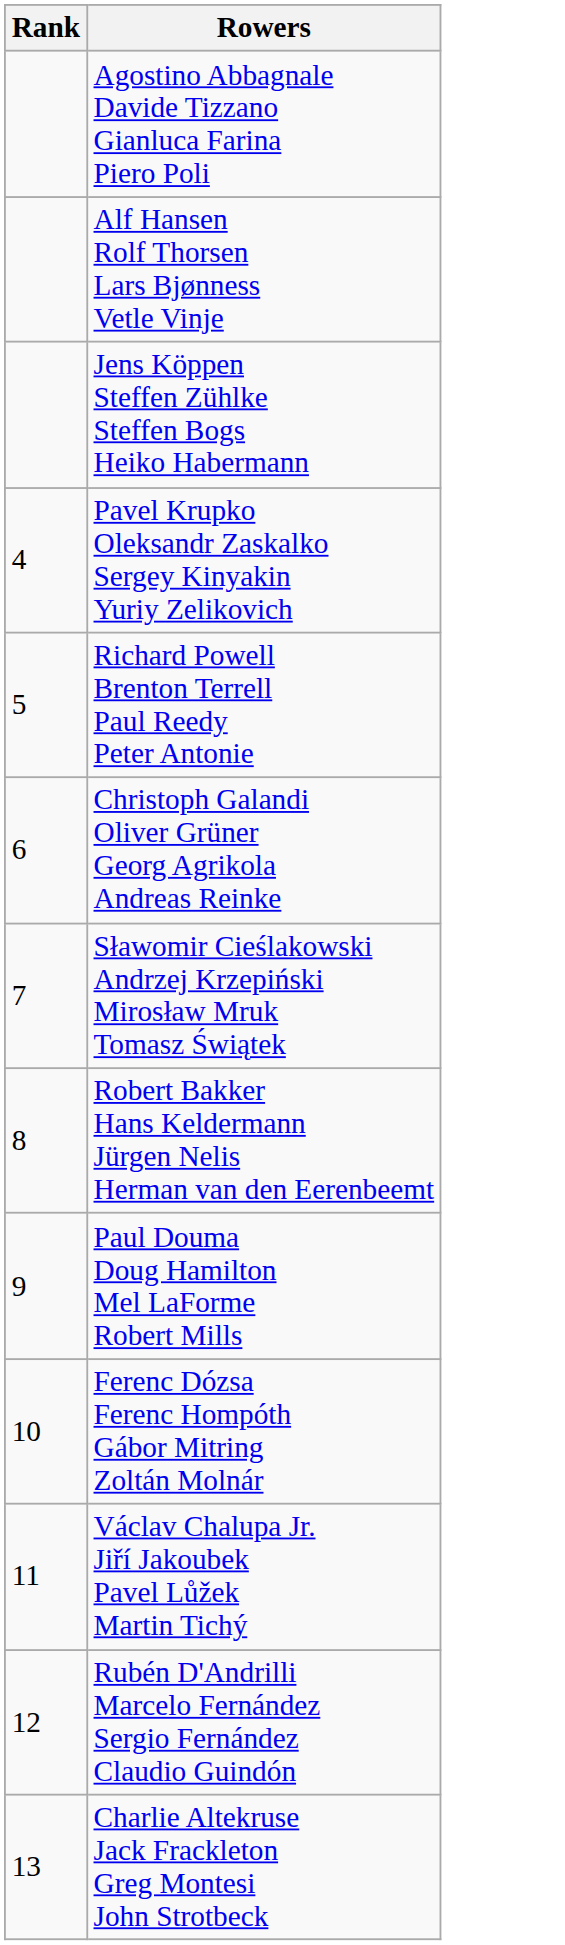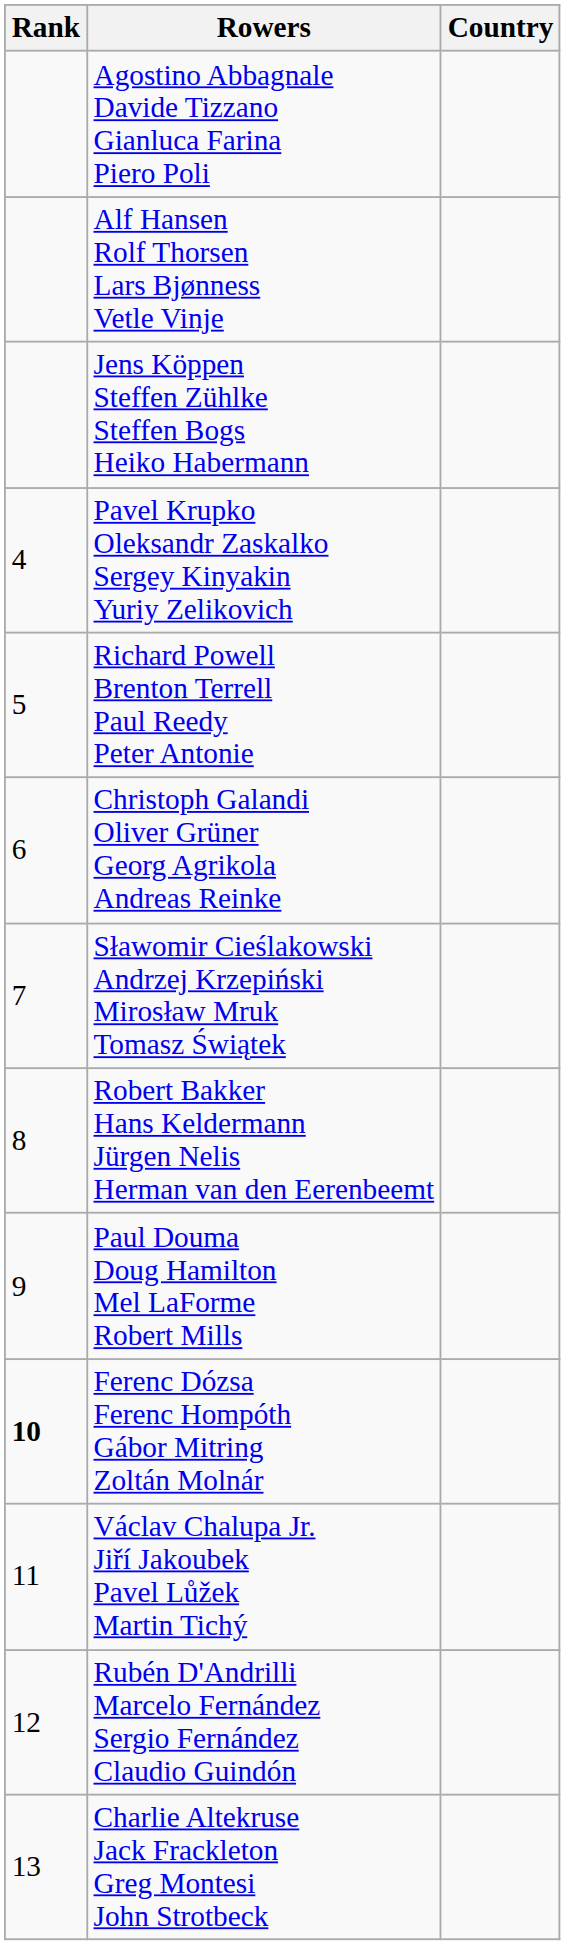+ column: (501, 27)
(26, 1430) normal -> (26, 1430) bold
